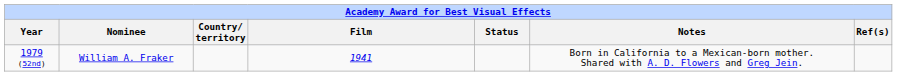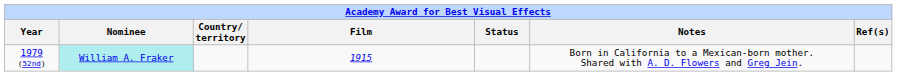(126, 58) no background -> (126, 58) paleturquoise background
(361, 58) 1941 -> (361, 58) 1915
